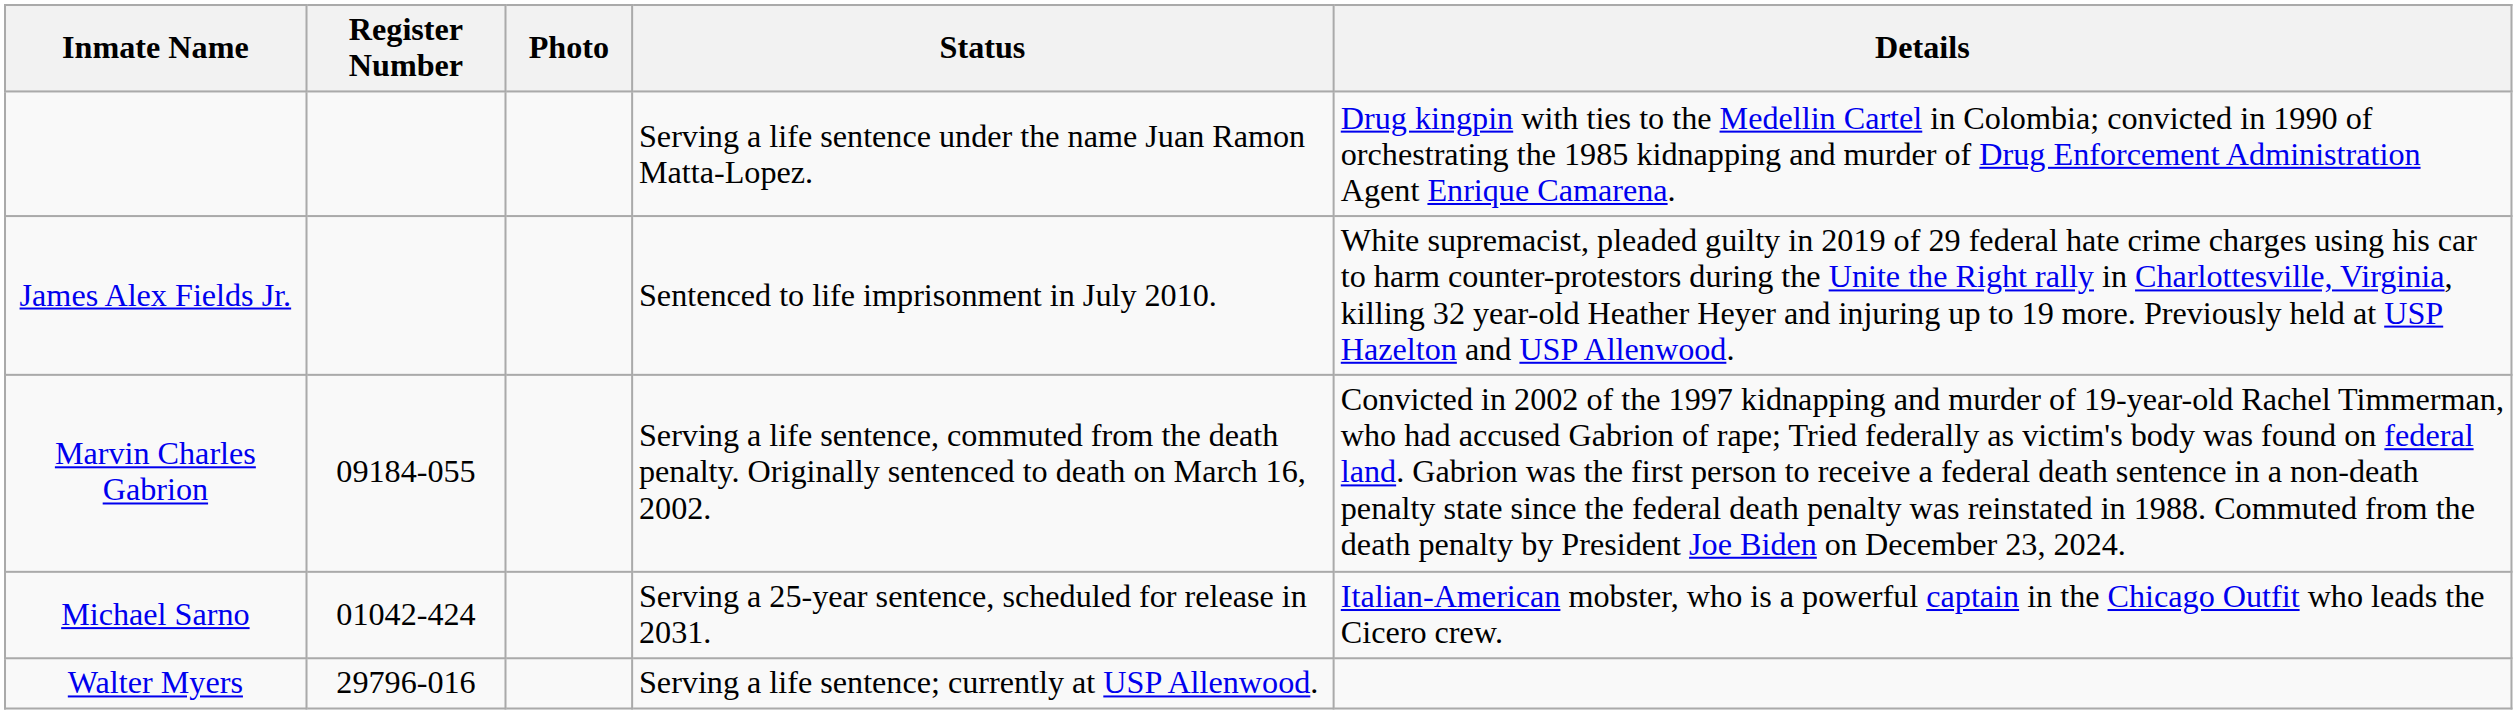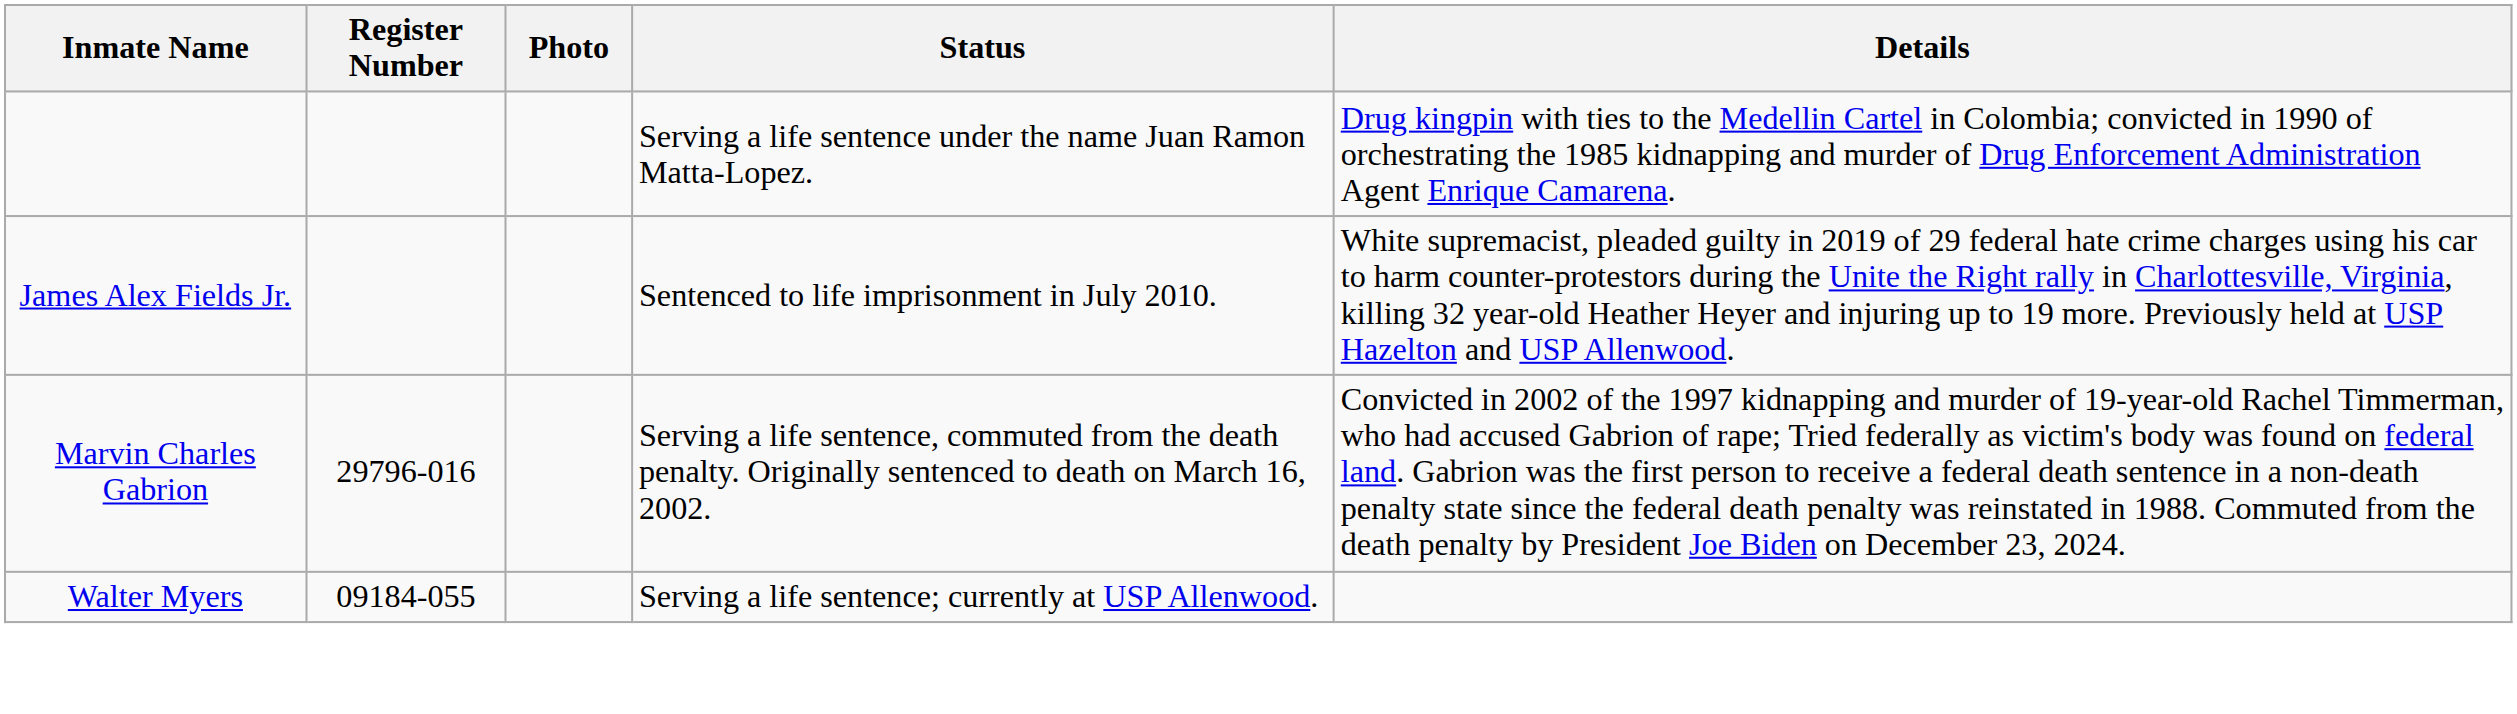(406, 472) 09184-055 -> (406, 472) 29796-016
- row: (155, 613)
(406, 683) 29796-016 -> (406, 595) 09184-055
